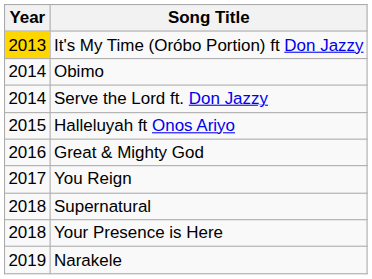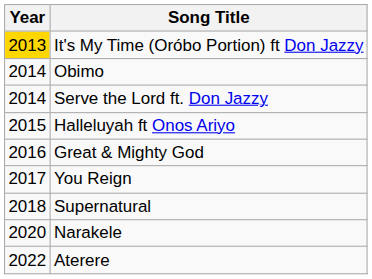- row: (139, 233)
(27, 260) 2019 -> (27, 233) 2020
+ row: (82, 260)
